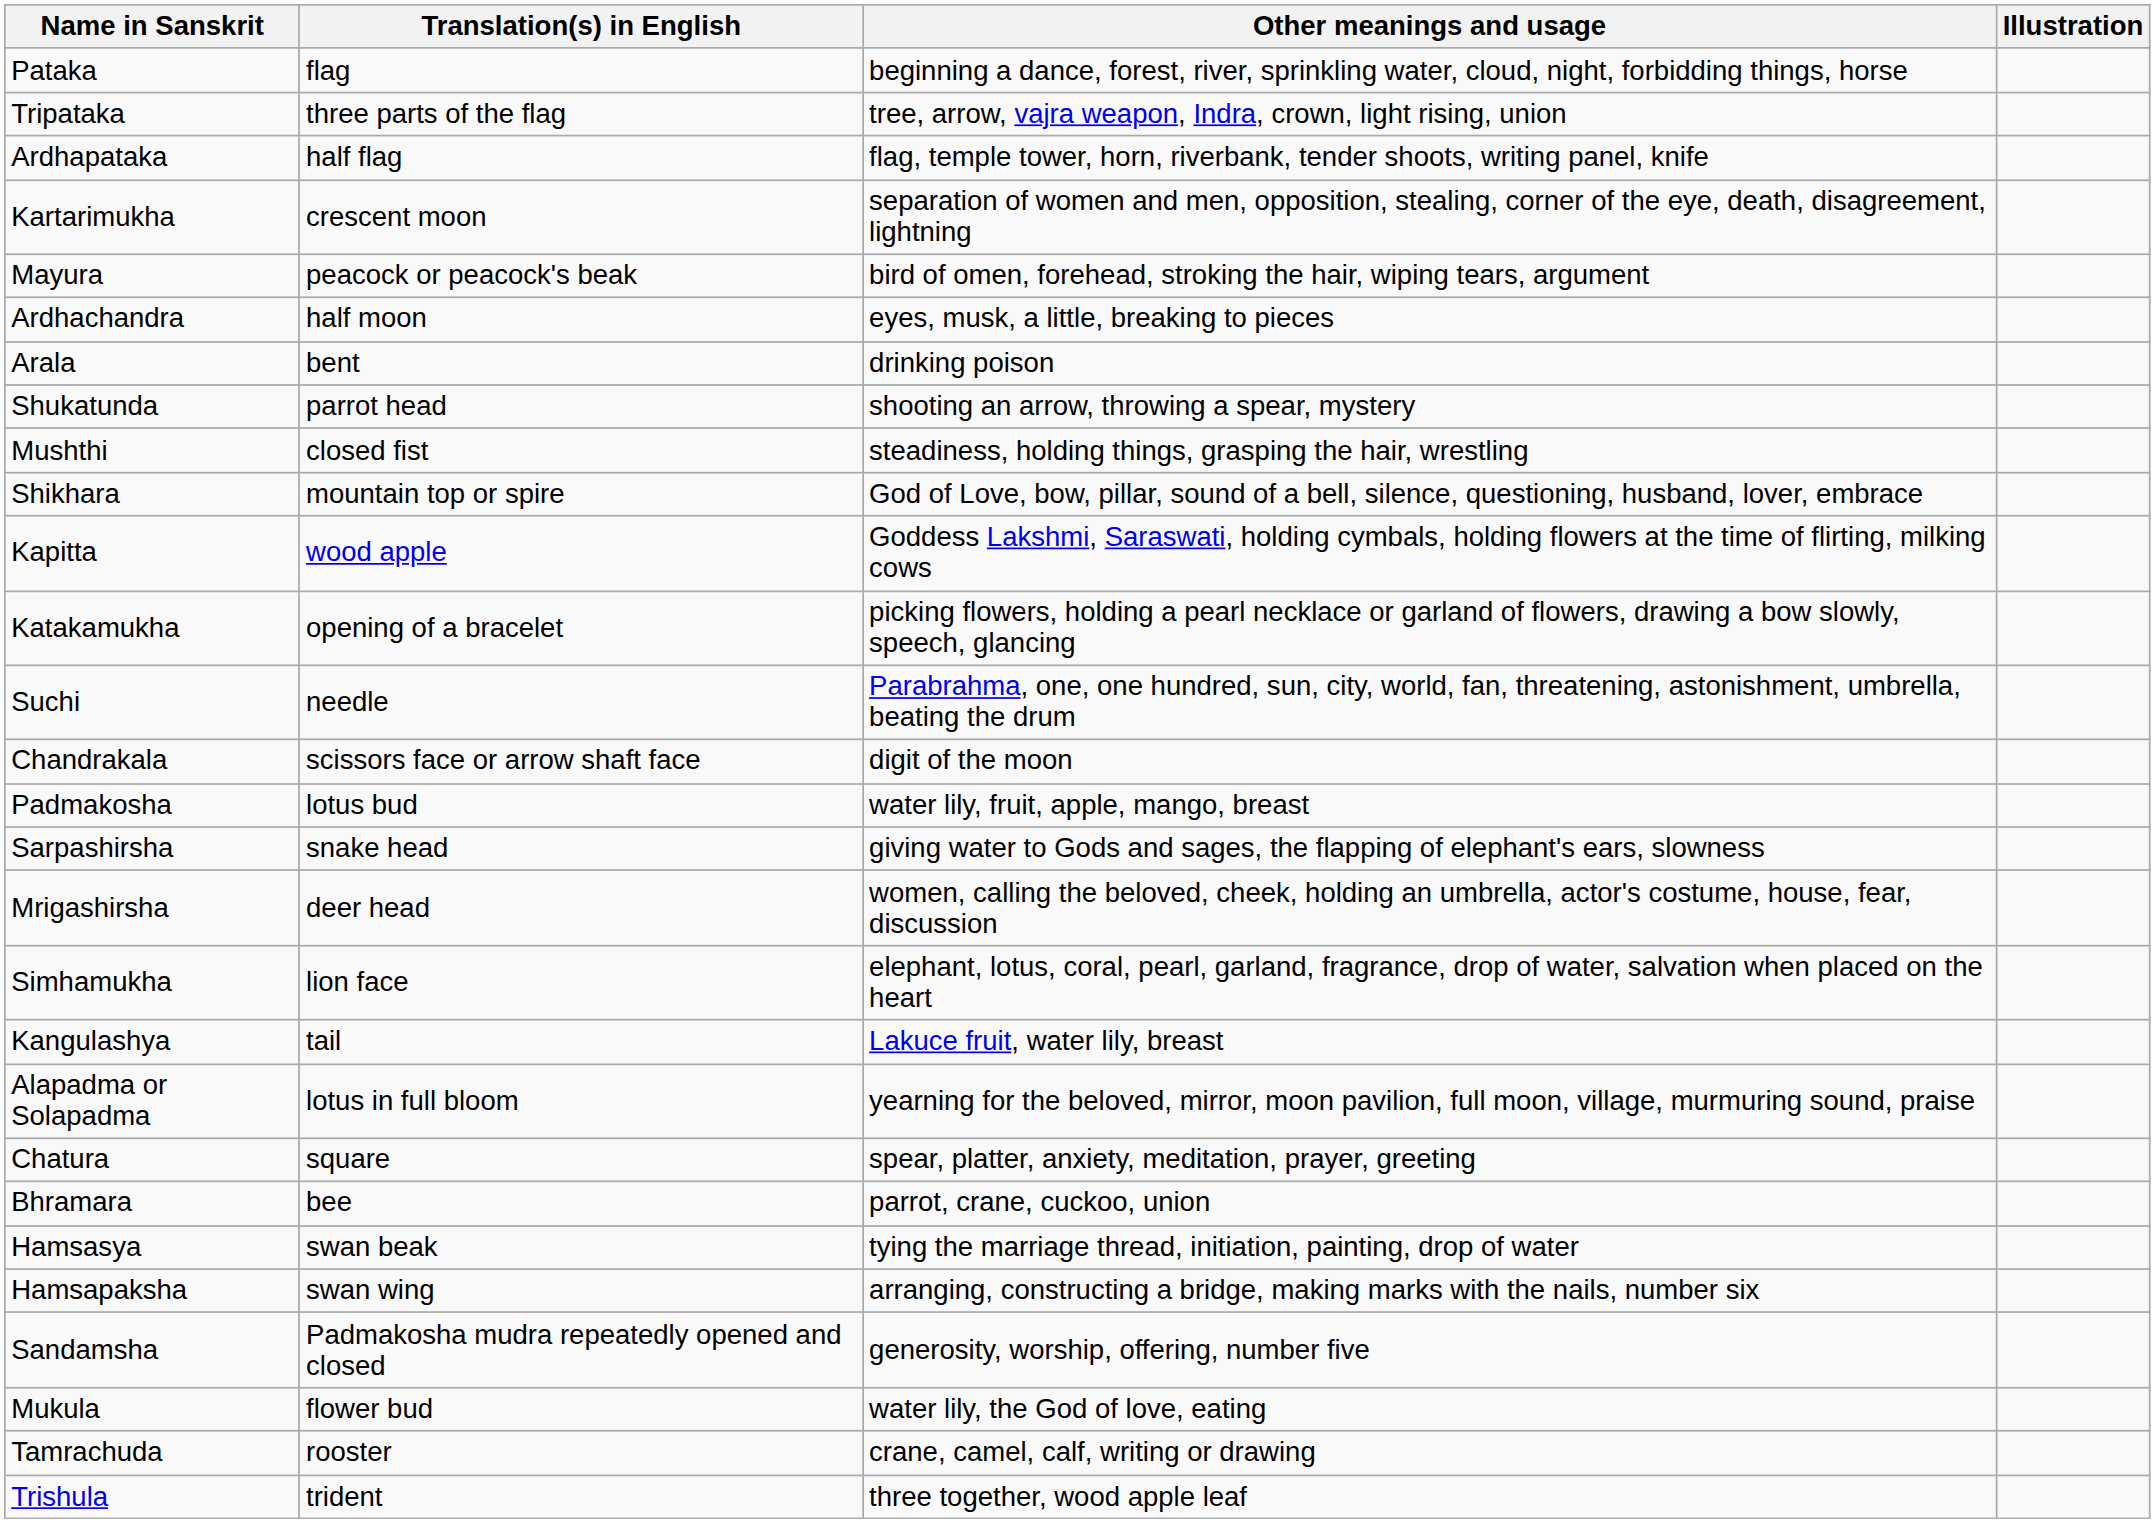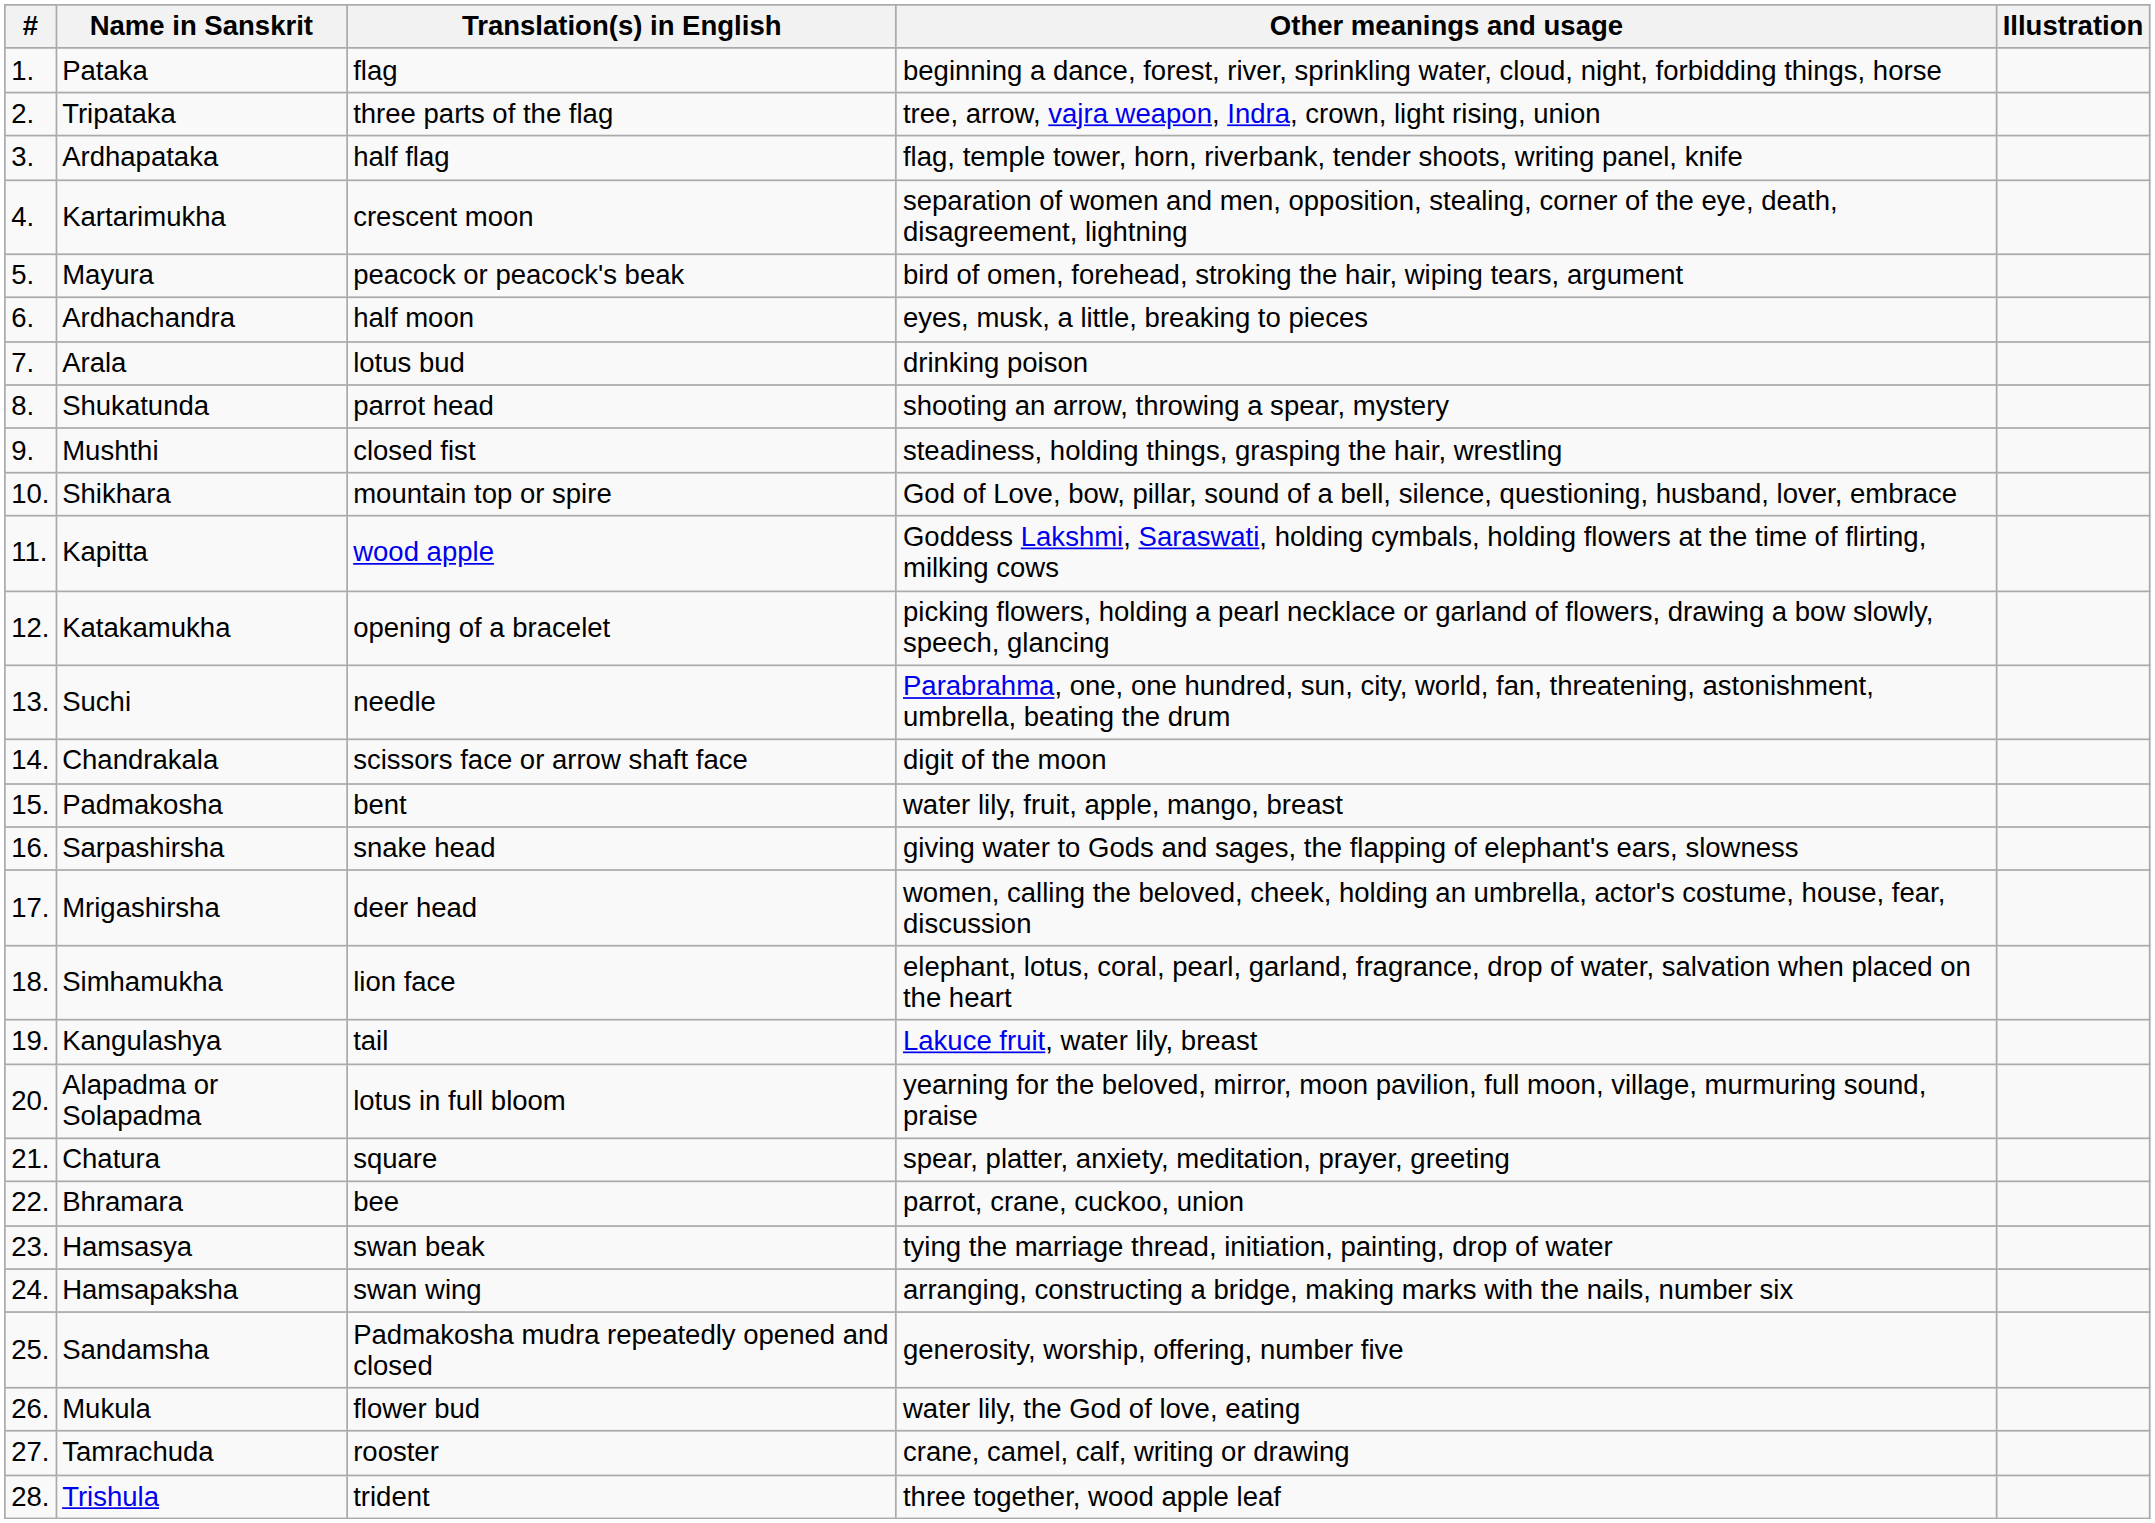+ column: (30, 26)
(333, 362) bent -> (409, 362) lotus bud
(362, 804) lotus bud -> (380, 804) bent
